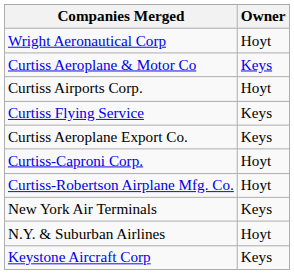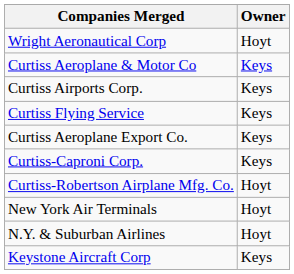(256, 88) Hoyt -> (256, 88) Keys
(256, 161) Hoyt -> (256, 161) Keys
(256, 209) Keys -> (256, 209) Hoyt
